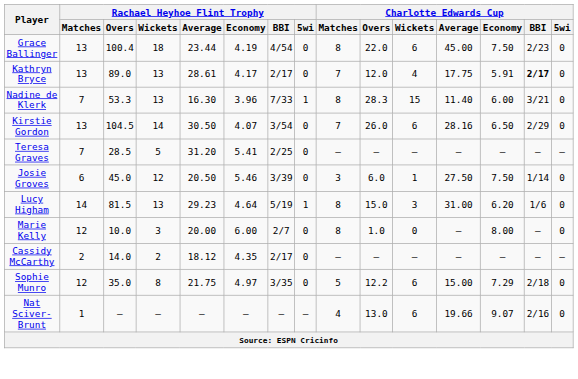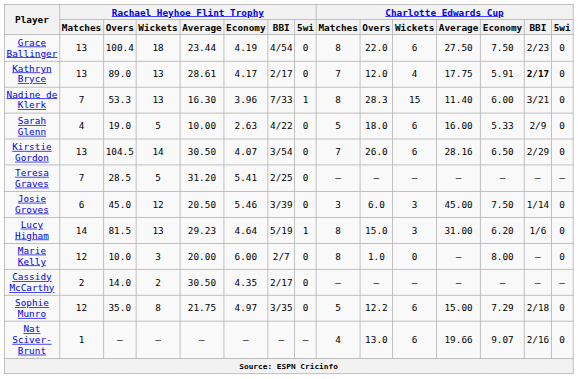(459, 48) 45.00 -> (459, 48) 27.50
+ row: (32, 126)
(415, 178) 1 -> (415, 204) 3
(459, 178) 27.50 -> (459, 204) 45.00
(202, 256) 18.12 -> (202, 282) 30.50
